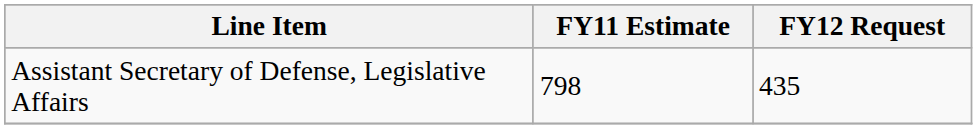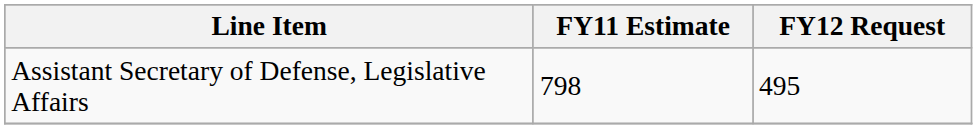(780, 85) 435 -> (780, 85) 495
